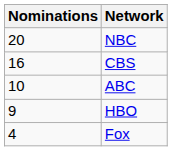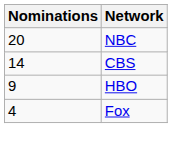(16, 63) 16 -> (16, 63) 14
- row: (120, 87)
